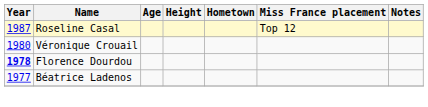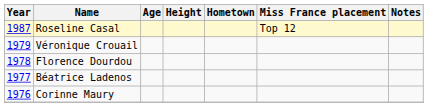(19, 45) 1980 -> (19, 45) 1979
(19, 61) bold -> (19, 61) normal
+ row: (75, 94)
